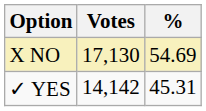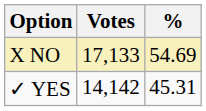(111, 54) 17,130 -> (111, 54) 17,133
